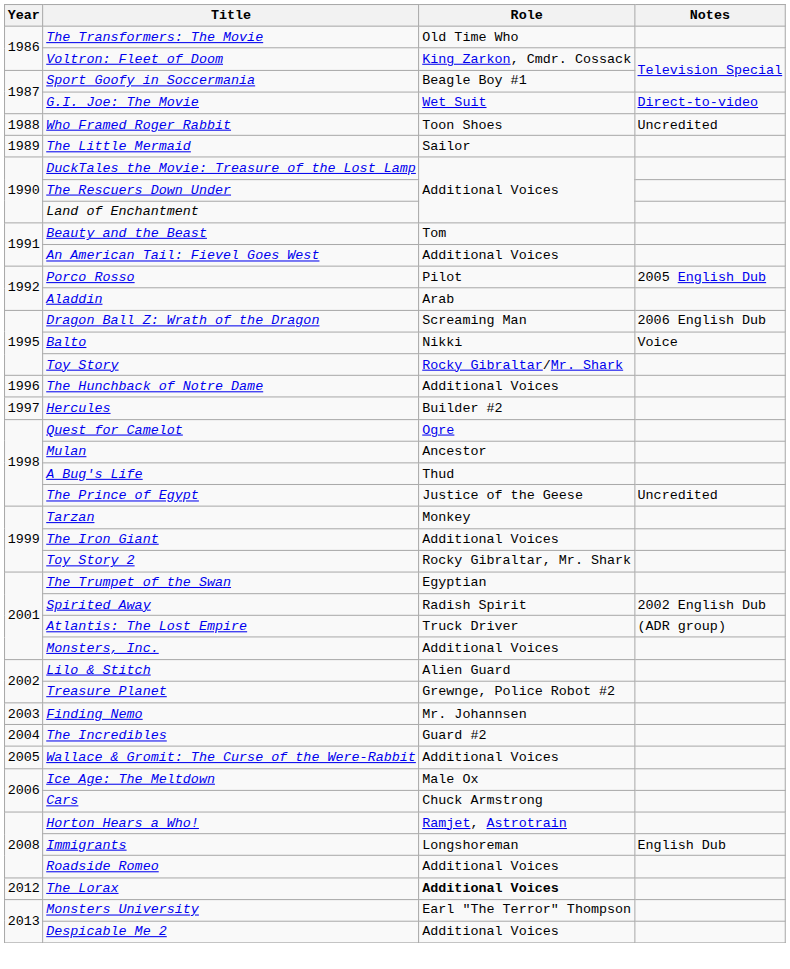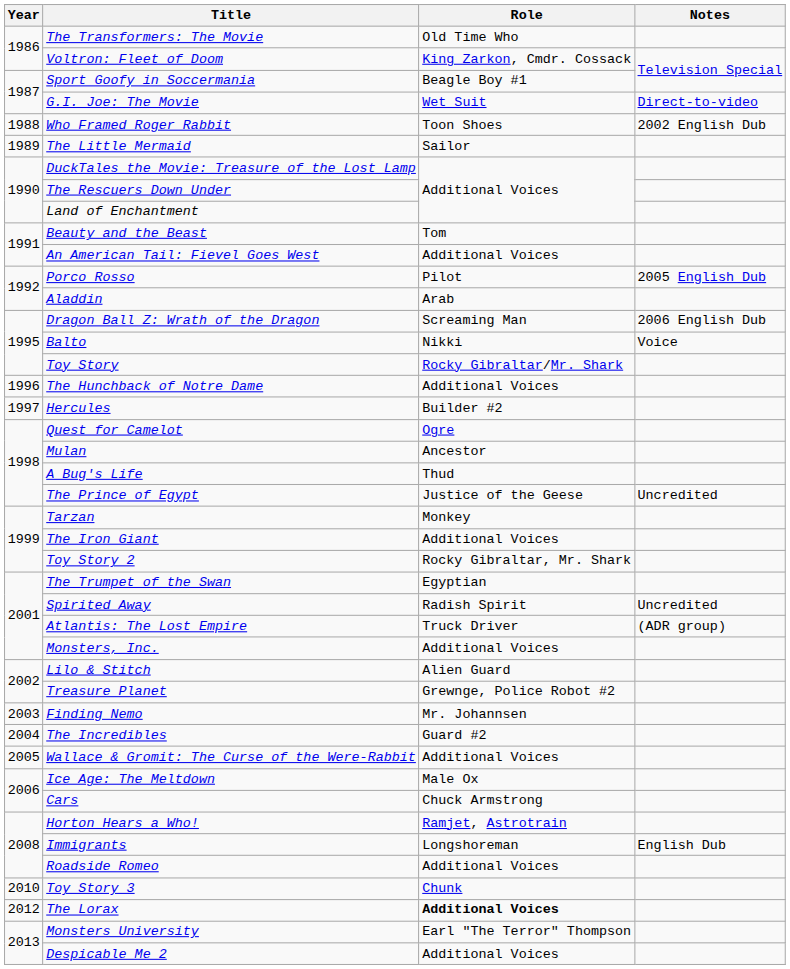(678, 125) Uncredited -> (702, 125) 2002 English Dub
(702, 605) 2002 English Dub -> (678, 605) Uncredited
+ row: (90, 888)
